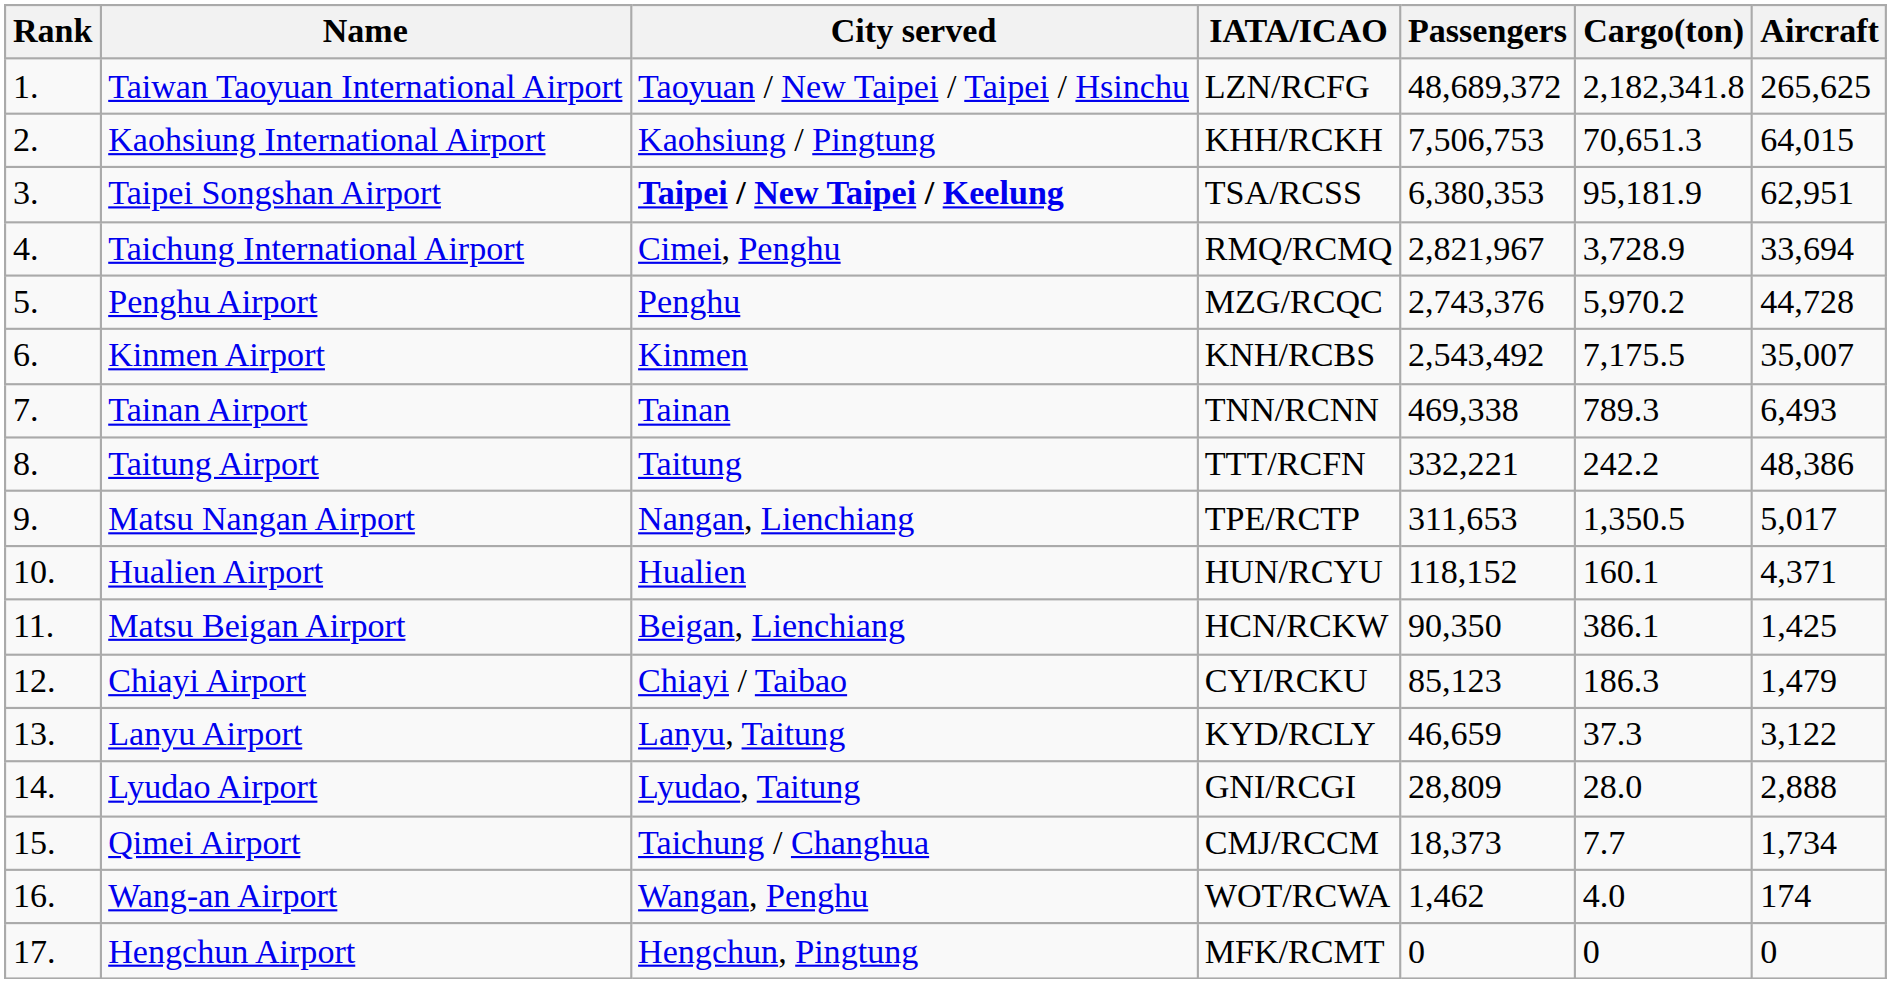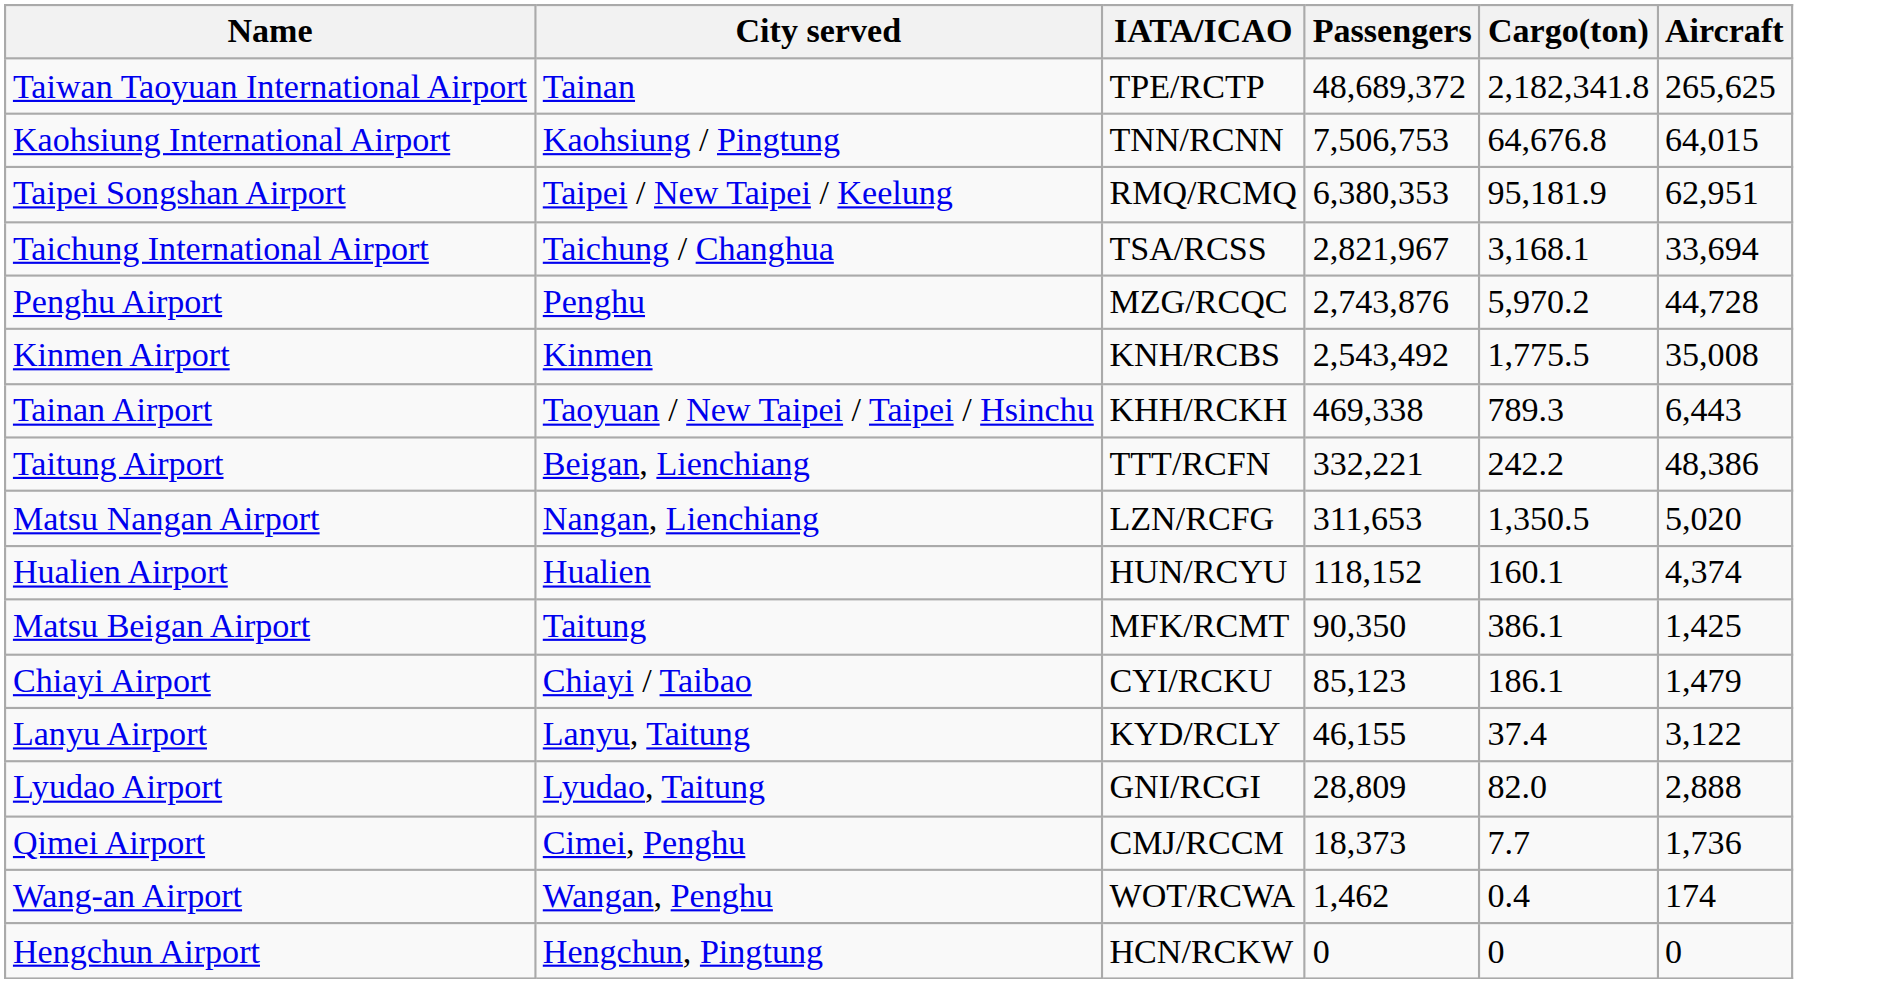- column: (53, 31)
(914, 85) Taoyuan / New Taipei / Taipei / Hsinchu -> (589, 85) Tainan
(1287, 85) LZN/RCFG -> (1187, 85) TPE/RCTP
(1294, 139) KHH/RCKH -> (1197, 139) TNN/RCNN
(1642, 139) 70,651.3 -> (1547, 139) 64,676.8
(851, 193) bold -> (748, 193) normal
(1283, 193) TSA/RCSS -> (1203, 193) RMQ/RCMQ
(739, 247) Cimei, Penghu -> (688, 247) Taichung / Changhua
(1299, 247) RMQ/RCMQ -> (1188, 247) TSA/RCSS
(1634, 247) 3,728.9 -> (1539, 247) 3,168.1
(1476, 301) 2,743,376 -> (1381, 301) 2,743,876
(1634, 355) 7,175.5 -> (1539, 355) 1,775.5
(1807, 355) 35,007 -> (1712, 355) 35,008
(684, 409) Tainan -> (818, 409) Taoyuan / New Taipei / Taipei / Hsinchu
(1292, 409) TNN/RCNN -> (1198, 409) KHH/RCKH
(1799, 409) 6,493 -> (1703, 409) 6,443
(690, 463) Taitung -> (676, 463) Beigan, Lienchiang
(1282, 517) TPE/RCTP -> (1192, 517) LZN/RCFG
(1799, 517) 5,017 -> (1703, 517) 5,020
(1799, 572) 4,371 -> (1703, 572) 4,374
(772, 626) Beigan, Lienchiang -> (595, 626) Taitung
(1297, 626) HCN/RCKW -> (1199, 626) MFK/RCMT
(1621, 680) 186.3 -> (1526, 680) 186.1
(1455, 734) 46,659 -> (1360, 734) 46,155
(1613, 734) 37.3 -> (1517, 734) 37.4
(1613, 788) 28.0 -> (1517, 788) 82.0
(784, 842) Taichung / Changhua -> (644, 842) Cimei, Penghu
(1799, 842) 1,734 -> (1703, 842) 1,736
(1604, 896) 4.0 -> (1509, 896) 0.4
(1295, 950) MFK/RCMT -> (1201, 950) HCN/RCKW
